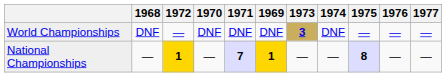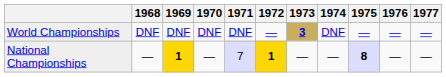columns swapped: (271, 13) <-> (178, 13)
(240, 56) bold -> (240, 56) normal
